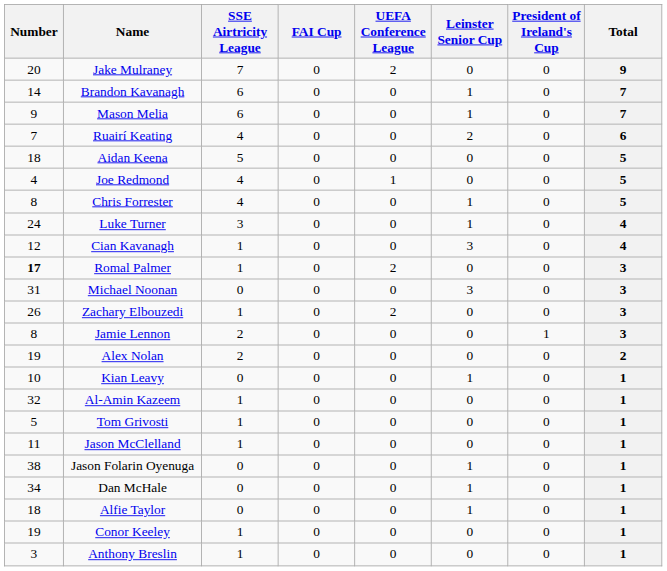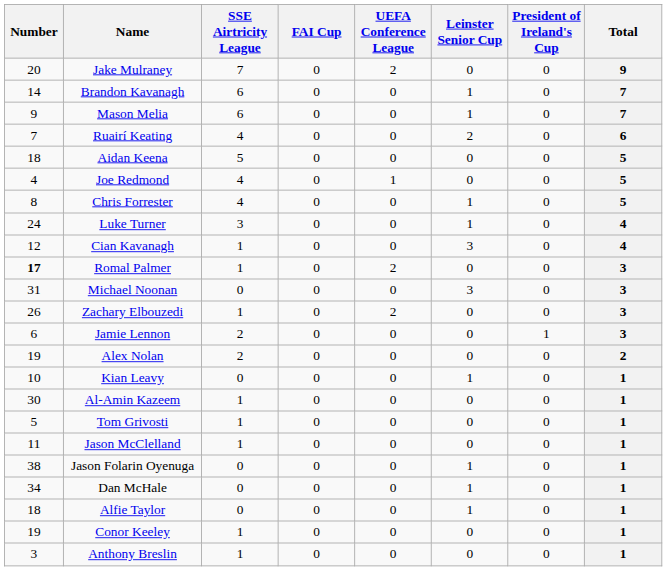(34, 334) 8 -> (34, 334) 6
(34, 400) 32 -> (34, 400) 30
